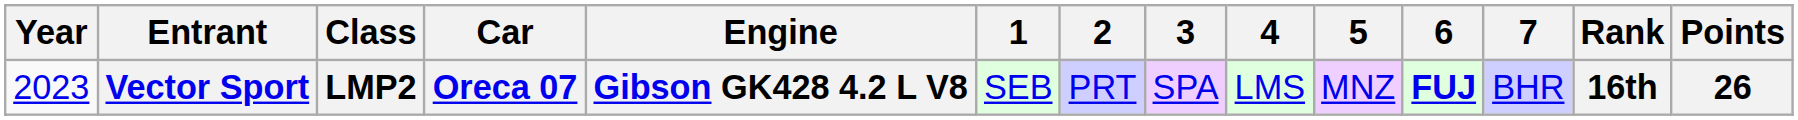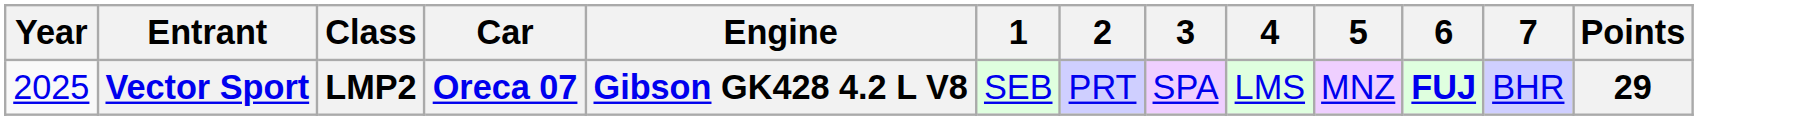- column: (1622, 33)
(51, 87) 2023 -> (51, 87) 2025
(1733, 87) 26 -> (1633, 87) 29
